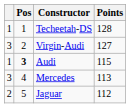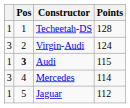(104, 45) 127 -> (104, 45) 124
(104, 77) 113 -> (104, 77) 114
(9, 94) 2 -> (9, 94) 1
